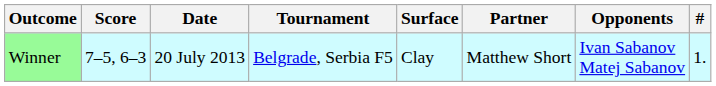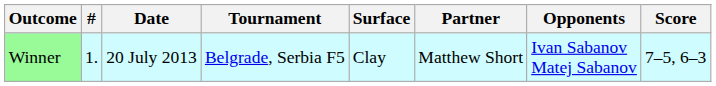columns swapped: (700, 18) <-> (116, 18)
